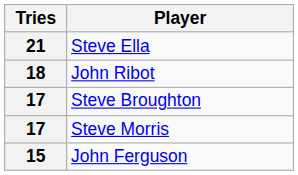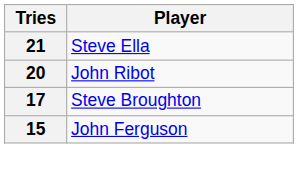(36, 73) 18 -> (36, 73) 20
- row: (120, 128)
